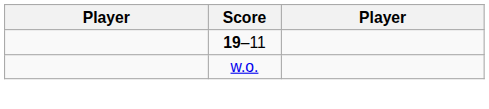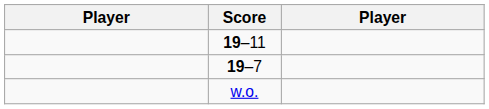+ row: (244, 67)
